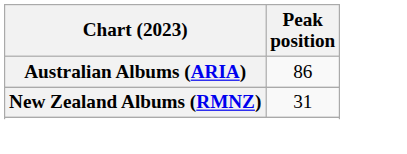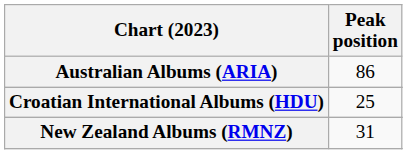+ row: (166, 102)
